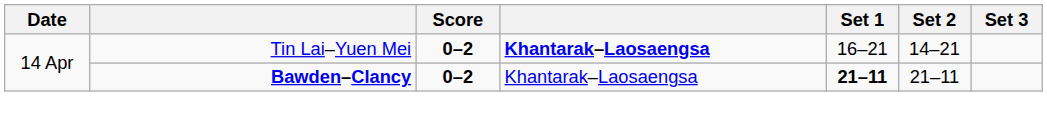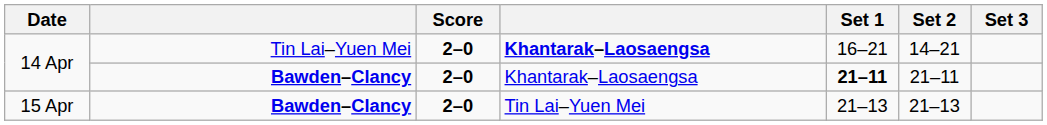(458, 48) 0–2 -> (458, 48) 2–0
(458, 77) 0–2 -> (458, 77) 2–0
+ row: (47, 106)
